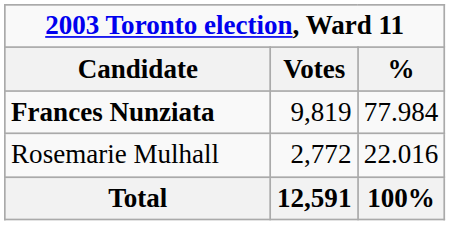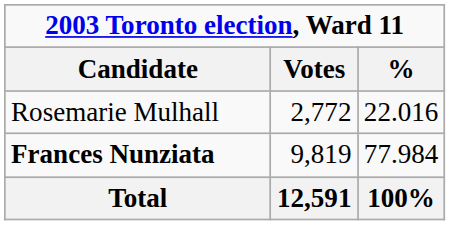rows swapped: (113, 111) <-> (115, 154)
